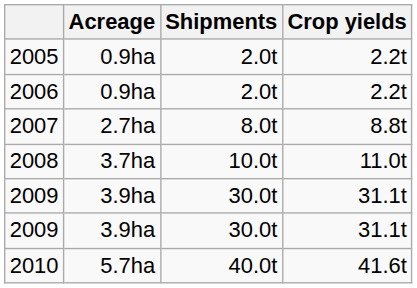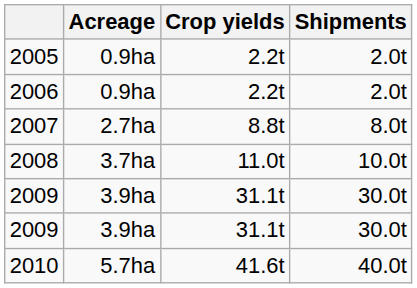columns swapped: (347, 21) <-> (221, 21)
